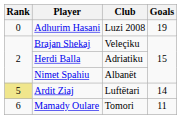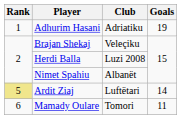(18, 28) 0 -> (18, 28) 1
(125, 28) Luzi 2008 -> (124, 28) Adriatiku
(124, 59) Adriatiku -> (125, 59) Luzi 2008
